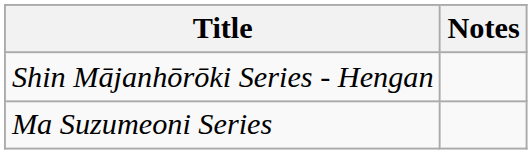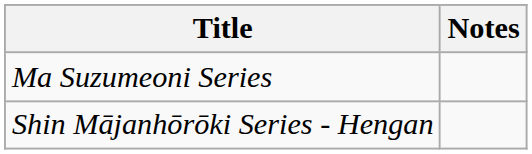rows swapped: (223, 76) <-> (142, 124)
